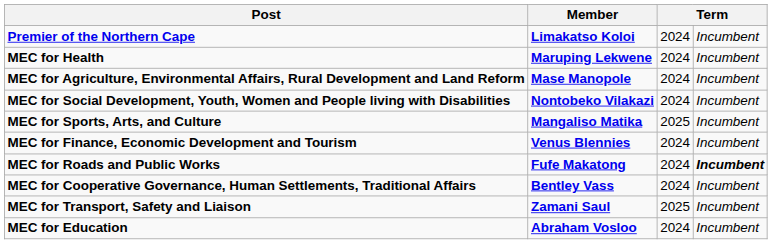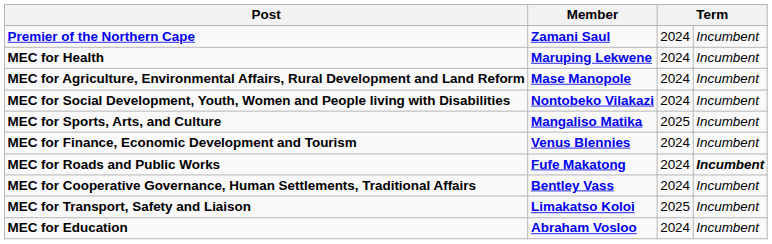(583, 36) Limakatso Koloi -> (571, 36) Zamani Saul
(571, 206) Zamani Saul -> (583, 206) Limakatso Koloi
